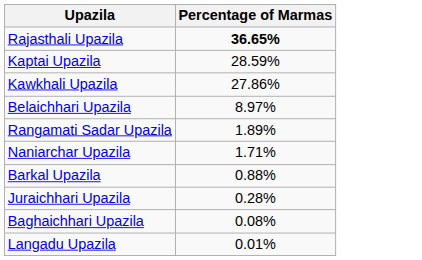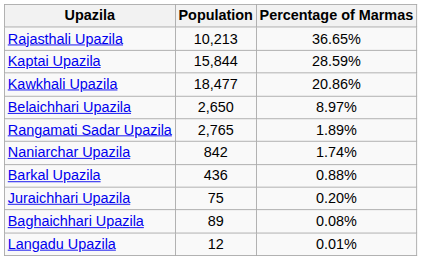+ column: (216, 15)
(255, 38) bold -> (336, 38) normal
(255, 84) 27.86% -> (336, 84) 20.86%
(255, 152) 1.71% -> (336, 152) 1.74%
(255, 198) 0.28% -> (336, 198) 0.20%
